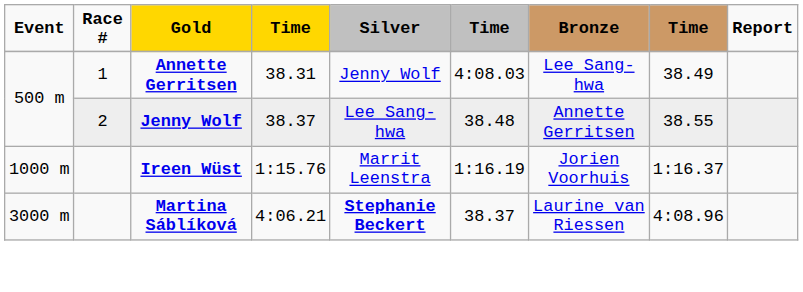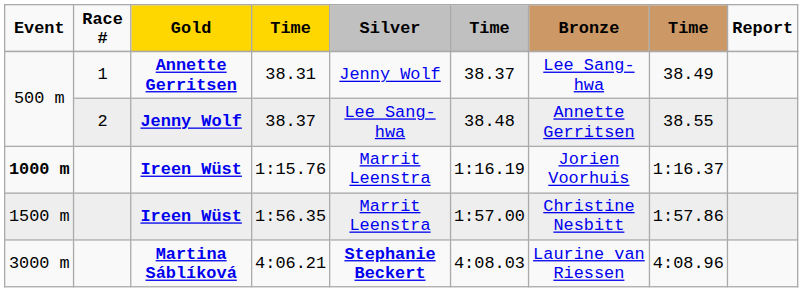(489, 75) 4:08.03 -> (489, 75) 38.37
(39, 169) normal -> (39, 169) bold
+ row: (291, 216)
(489, 216) 38.37 -> (489, 263) 4:08.03
